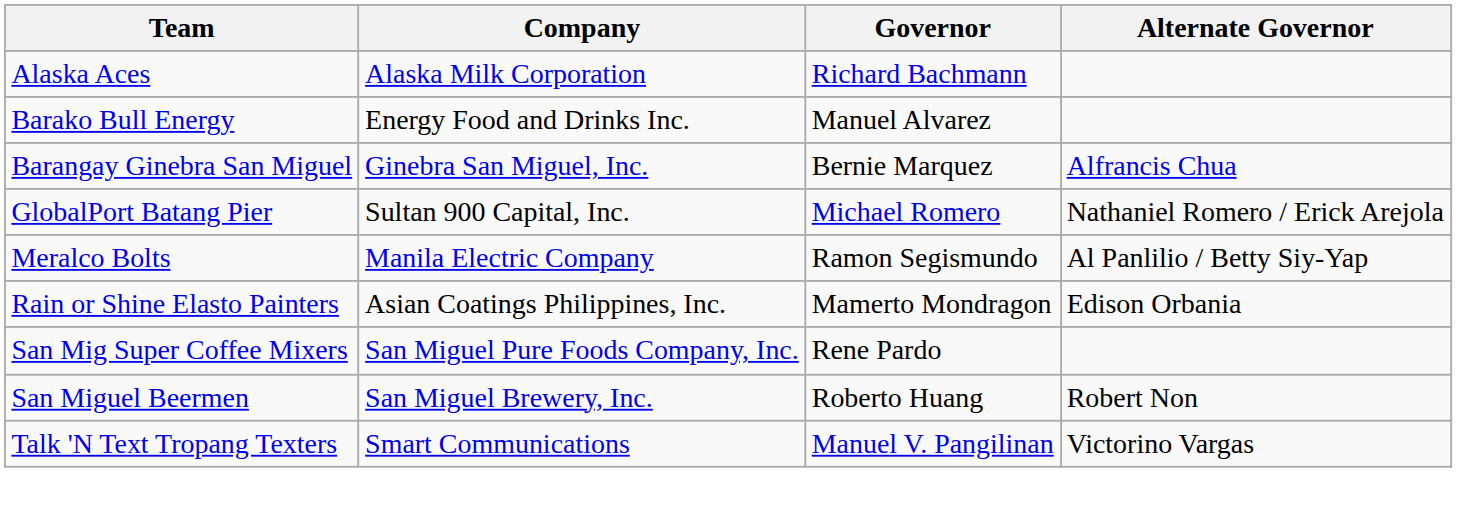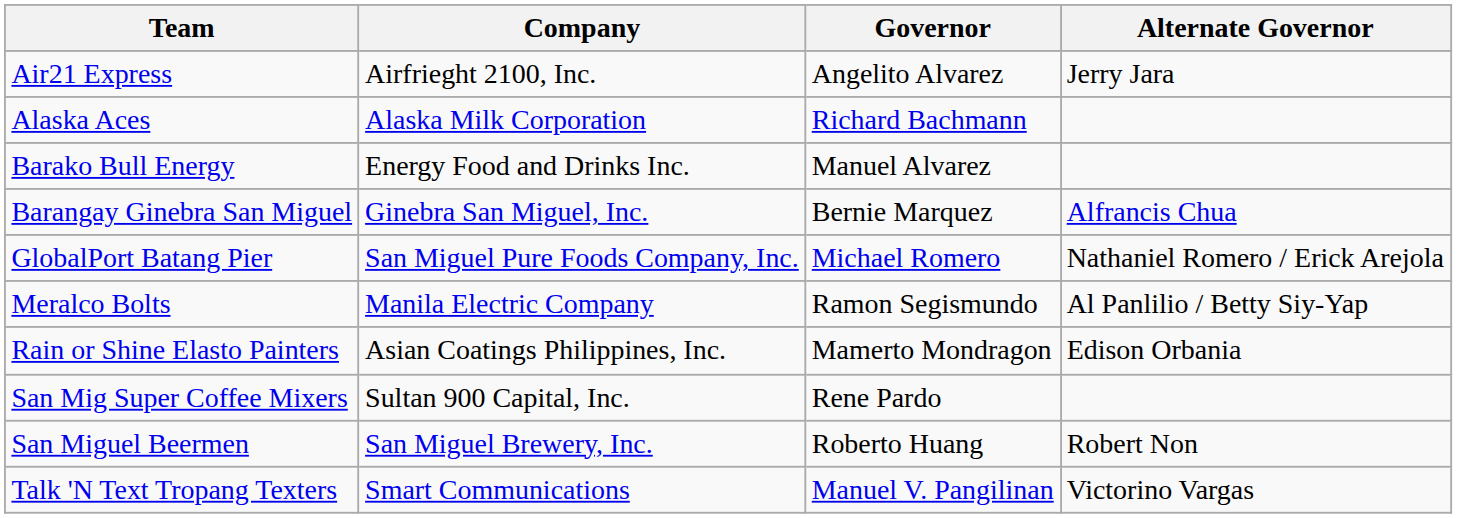+ row: (92, 73)
(497, 212) Sultan 900 Capital, Inc. -> (582, 258) San Miguel Pure Foods Company, Inc.
(582, 350) San Miguel Pure Foods Company, Inc. -> (497, 396) Sultan 900 Capital, Inc.
